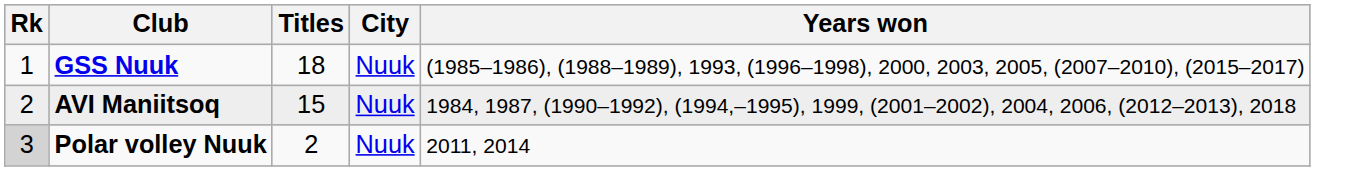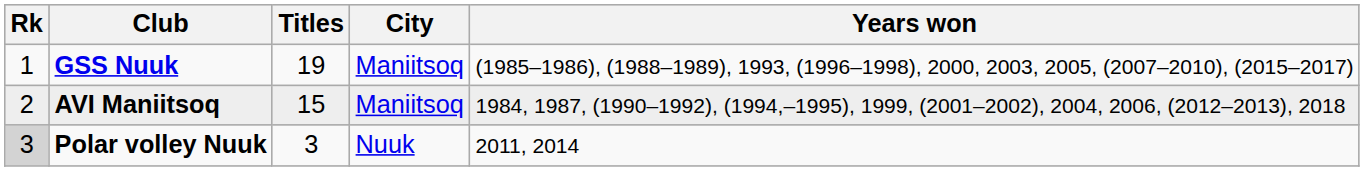(311, 64) 18 -> (311, 64) 19
(385, 64) Nuuk -> (410, 64) Maniitsoq
(385, 104) Nuuk -> (410, 104) Maniitsoq
(311, 144) 2 -> (311, 144) 3
